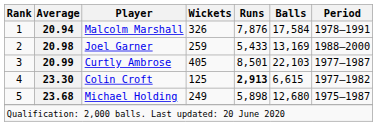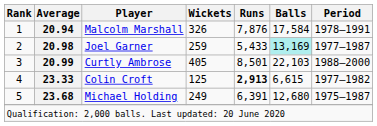(291, 46) no background -> (291, 46) paleturquoise background
(342, 46) 1988–2000 -> (342, 46) 1977–1987
(342, 63) 1977–1987 -> (342, 63) 1988–2000
(58, 80) 23.30 -> (58, 80) 23.33
(252, 96) 5,898 -> (252, 96) 6,391
